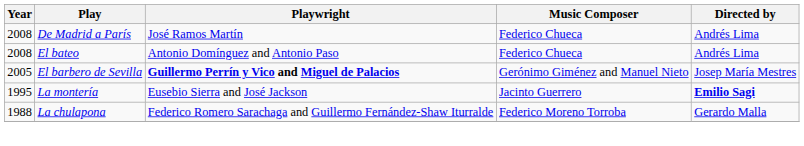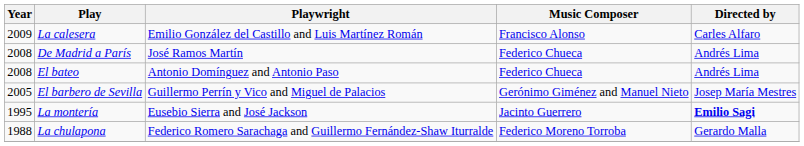+ row: (66, 33)
(274, 72) bold -> (267, 92) normal
